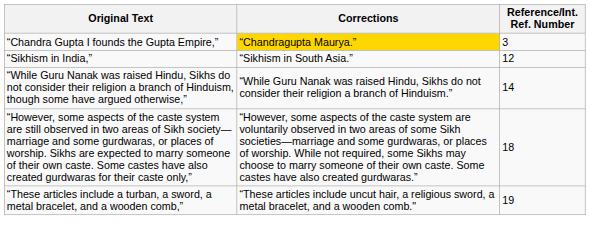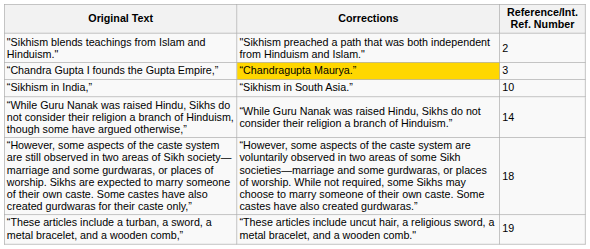+ row: (106, 48)
(508, 59) 12 -> (508, 88) 10
